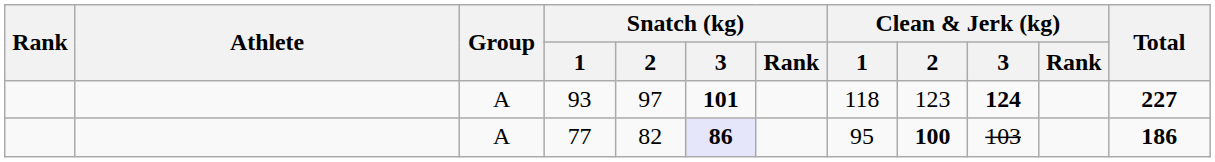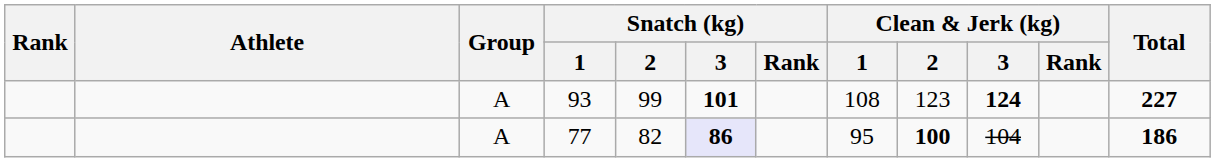(650, 99) 97 -> (650, 99) 99
(862, 99) 118 -> (862, 99) 108
(1003, 136) 103 -> (1003, 136) 104
